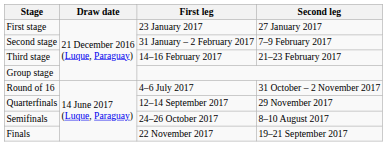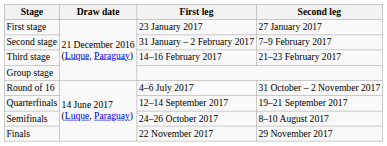(295, 103) 29 November 2017 -> (303, 103) 19–21 September 2017
(303, 133) 19–21 September 2017 -> (295, 133) 29 November 2017
